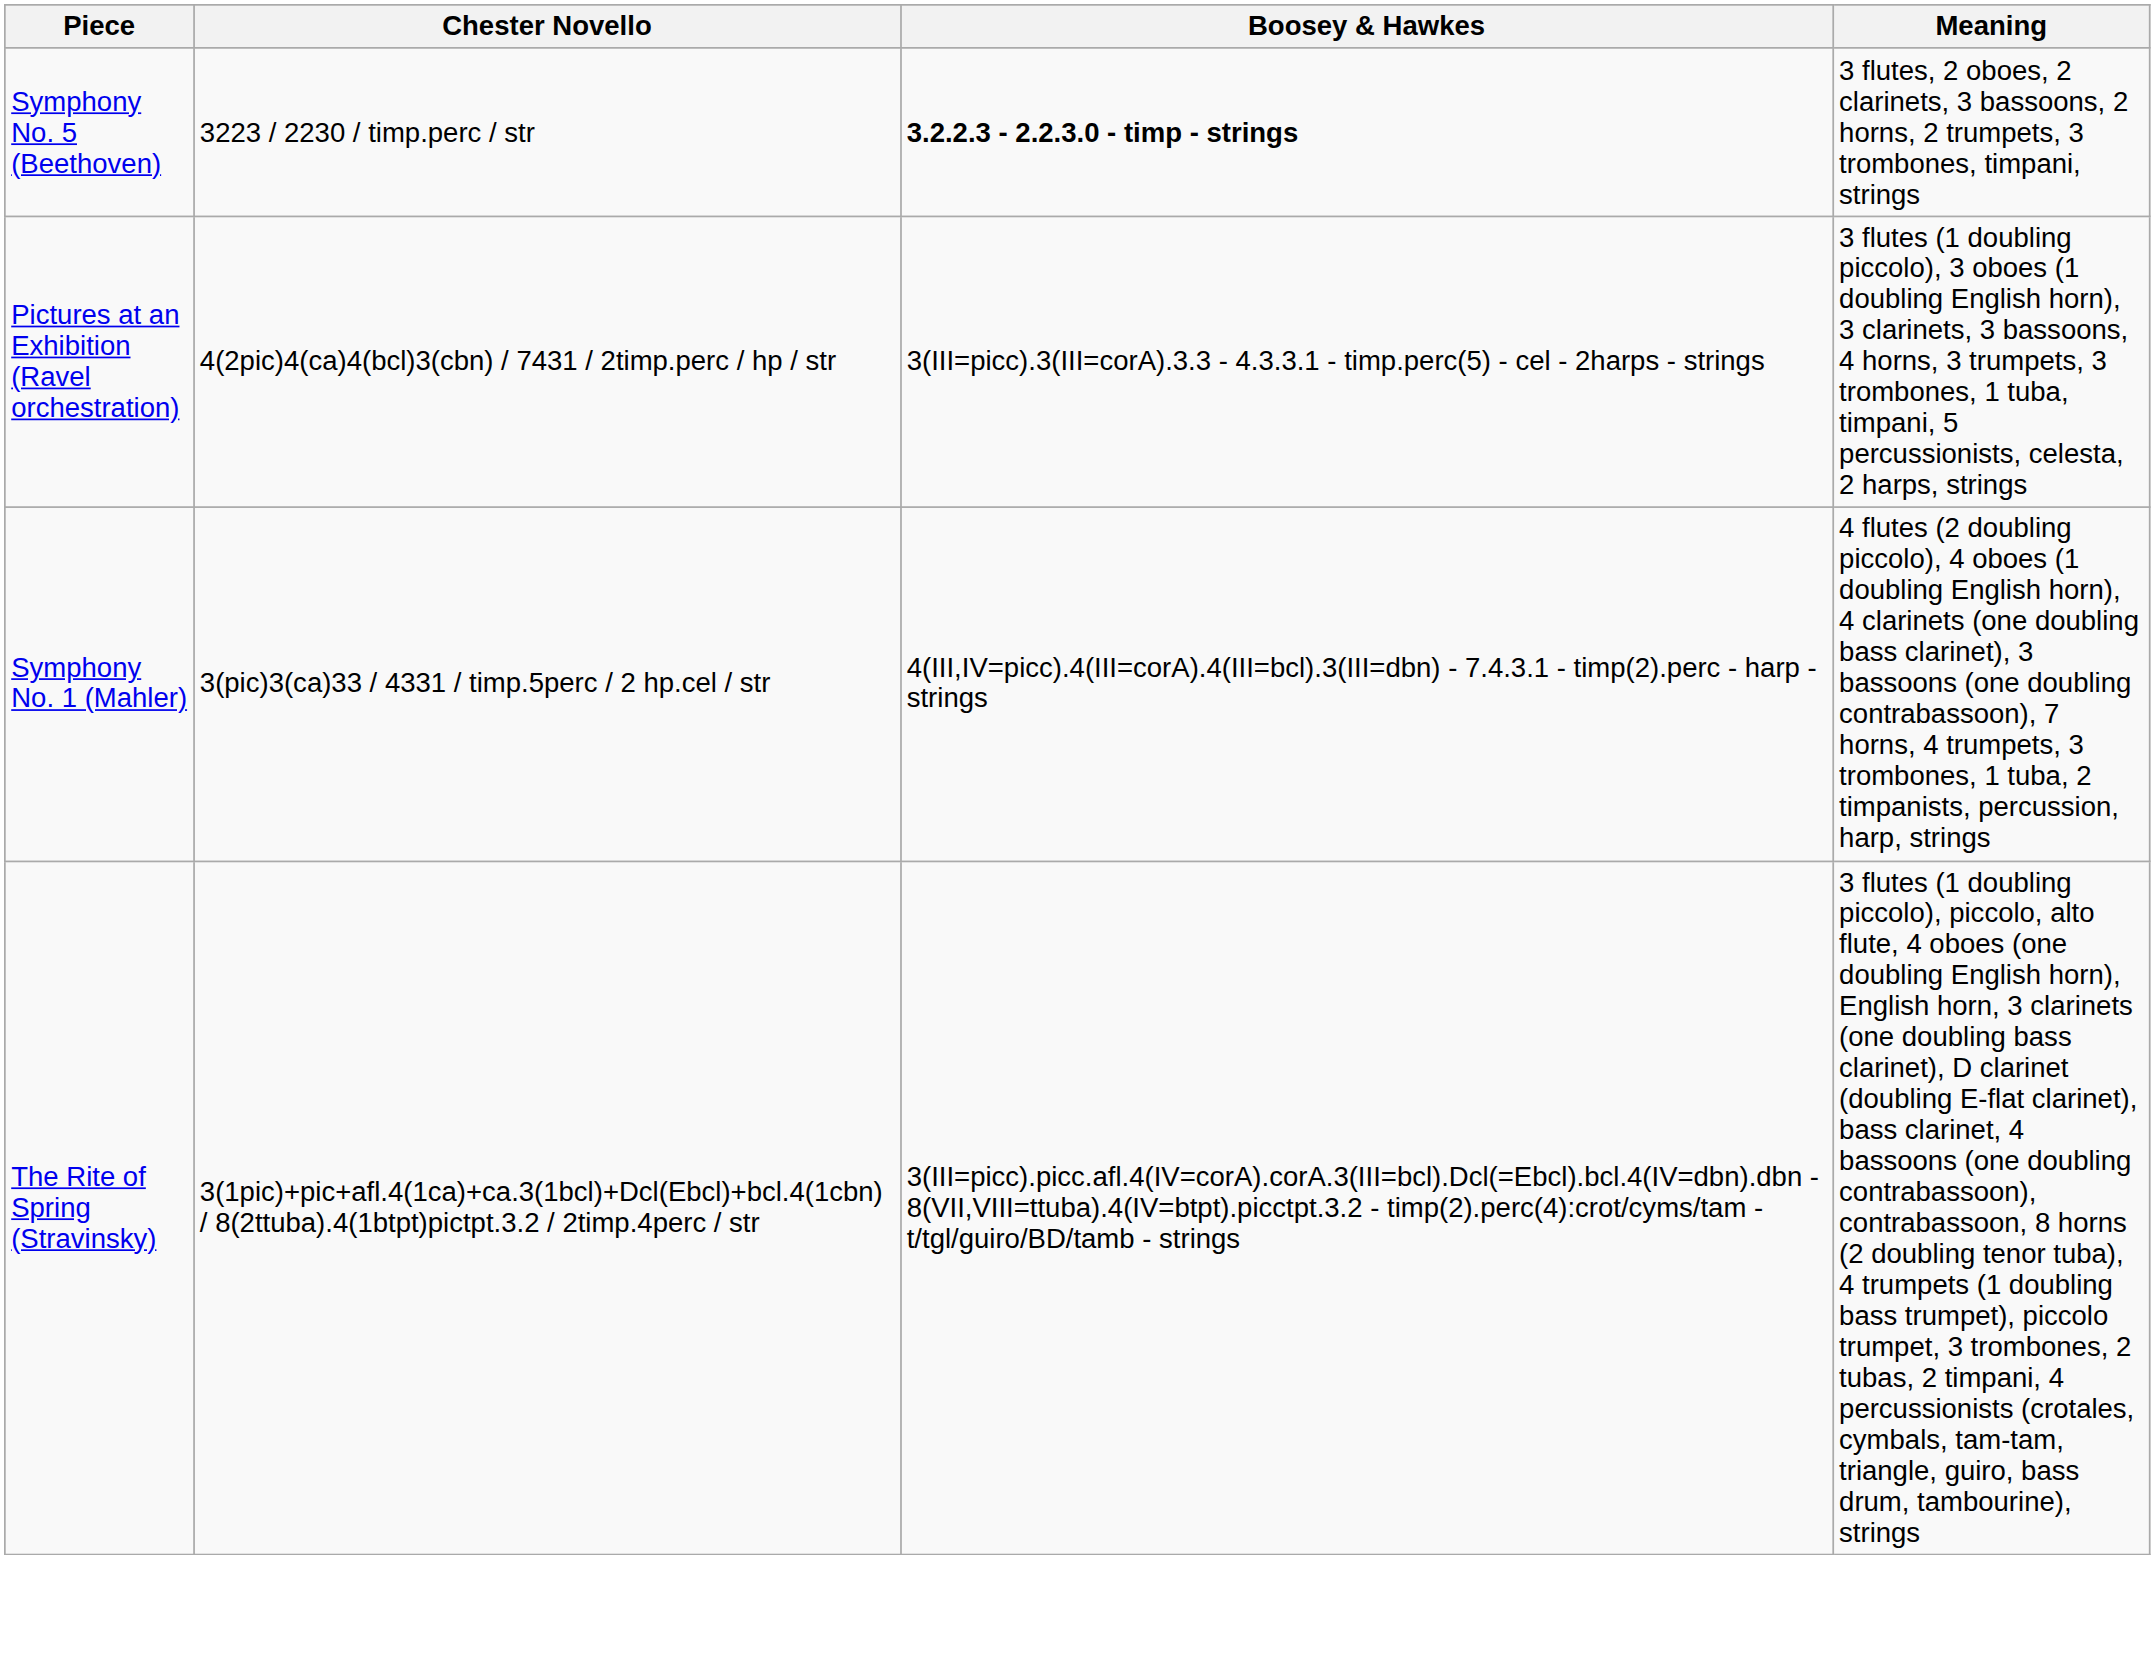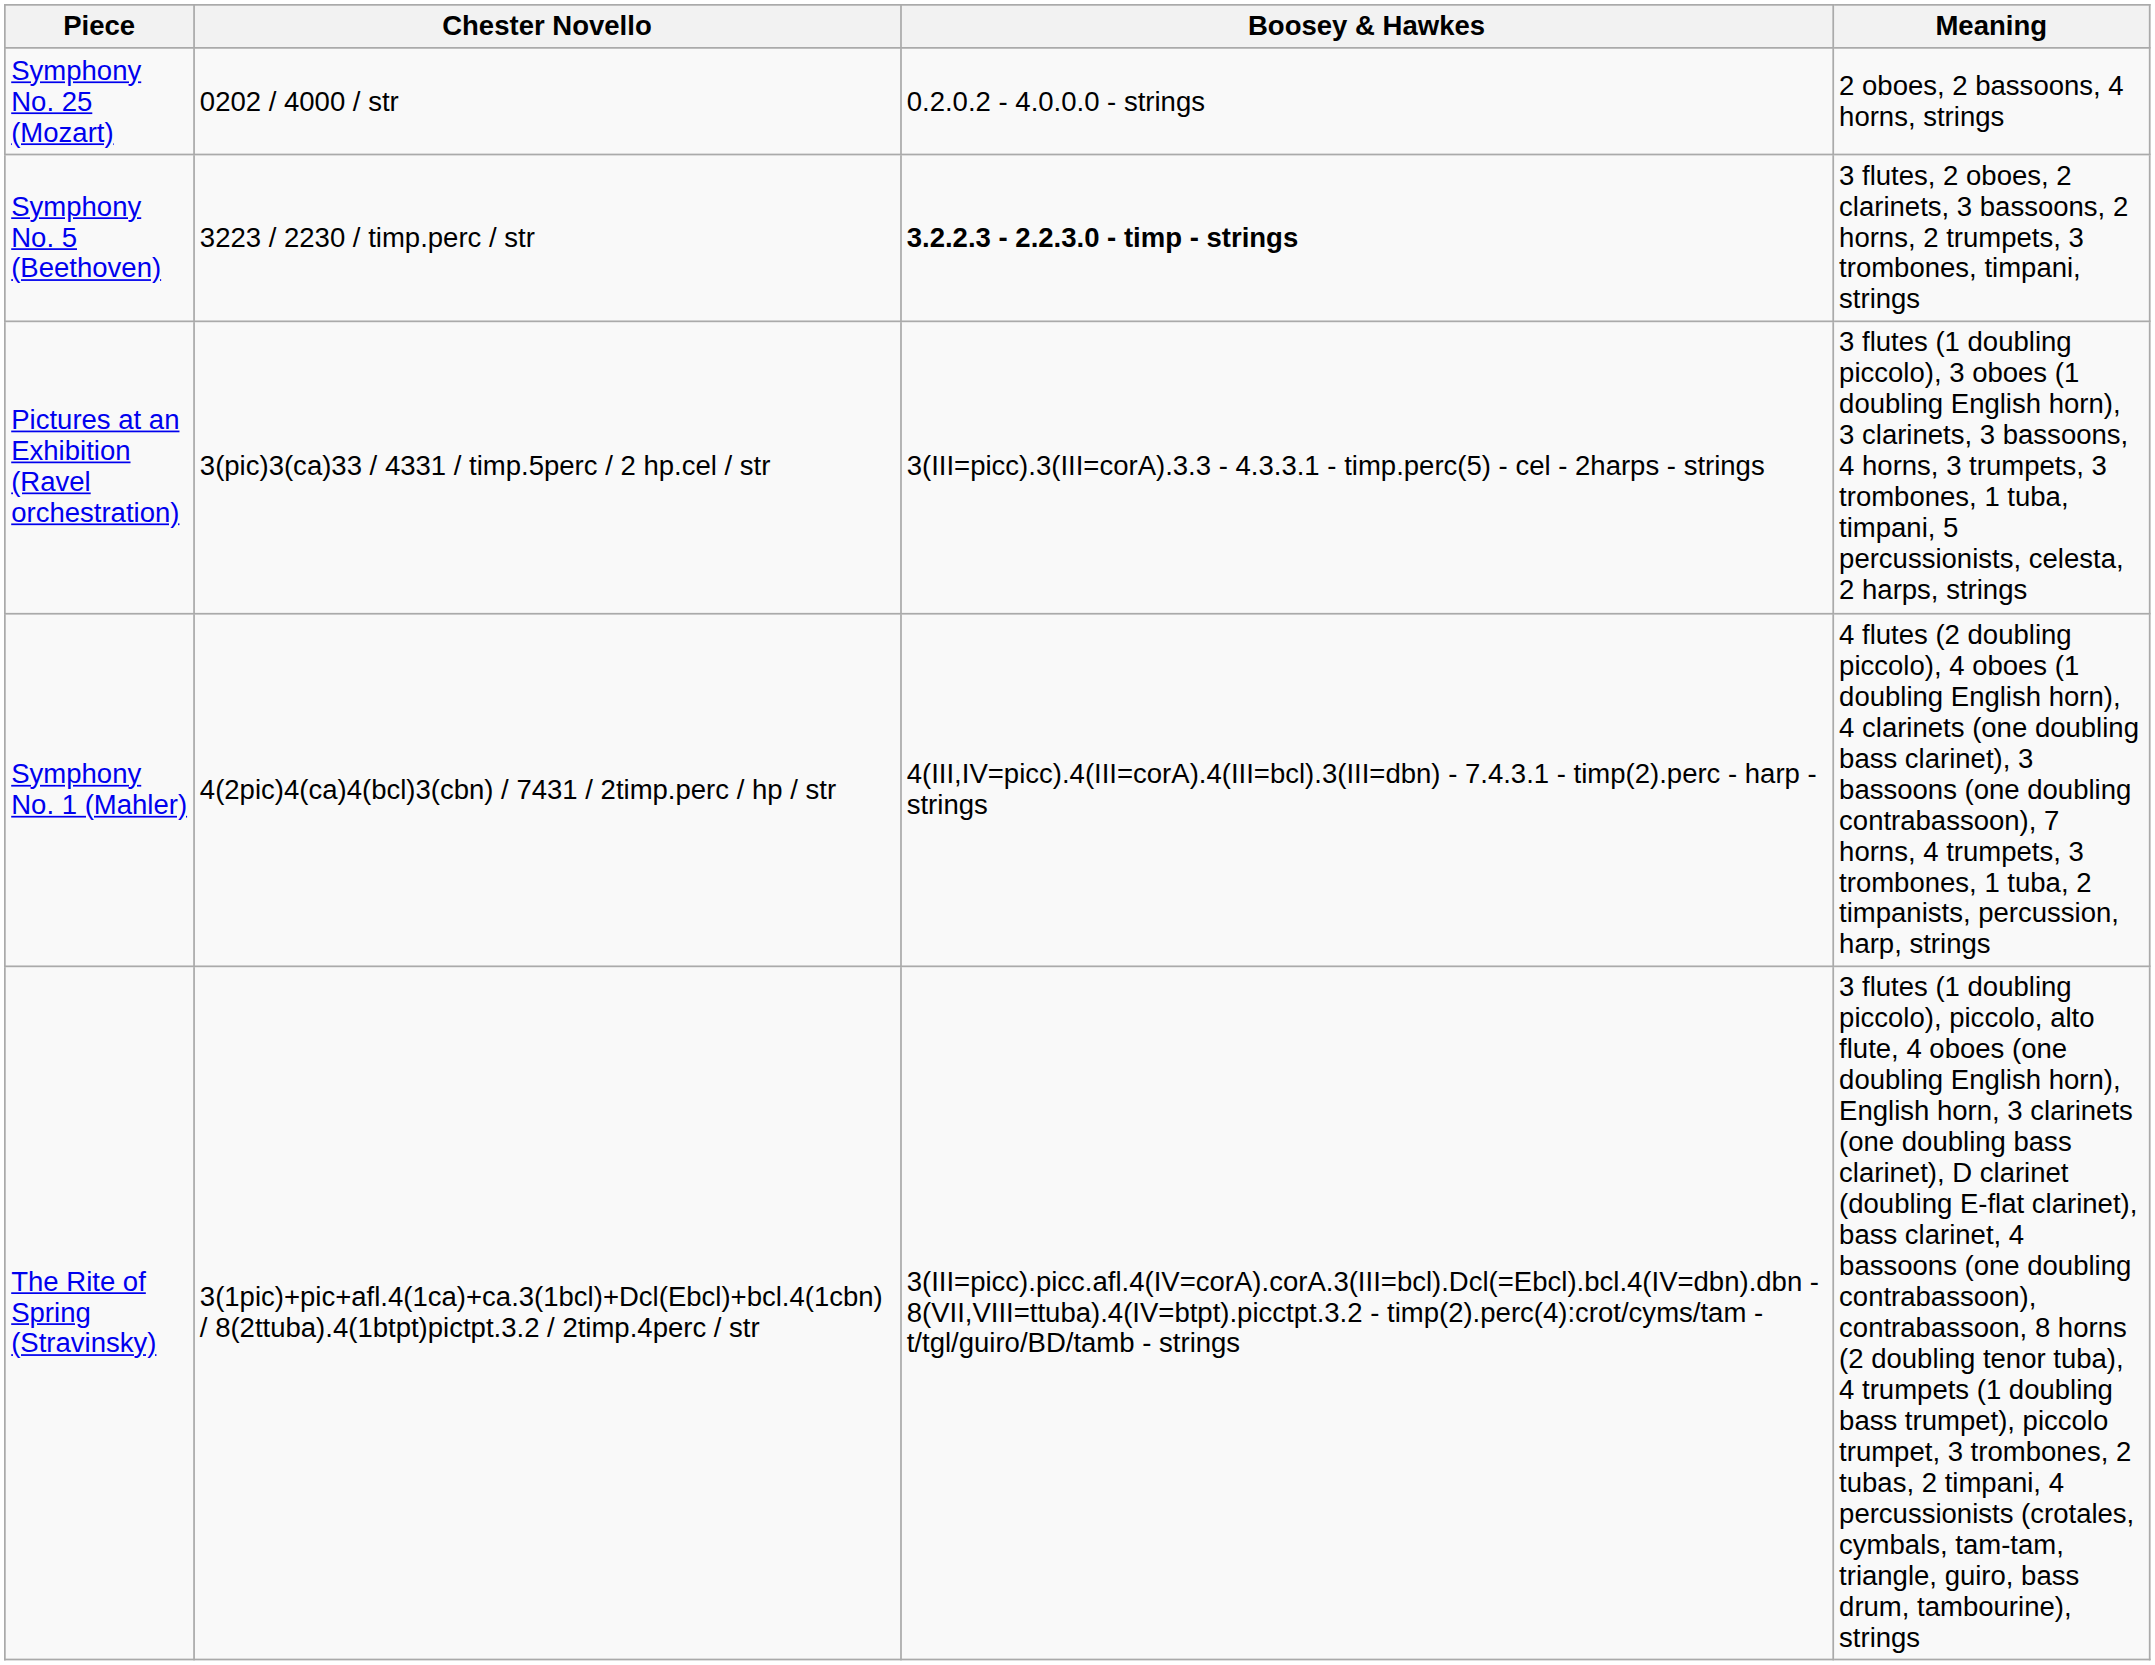+ row: (76, 100)
(518, 361) 4(2pic)4(ca)4(bcl)3(cbn) / 7431 / 2timp.perc / hp / str -> (485, 466) 3(pic)3(ca)33 / 4331 / timp.5perc / 2 hp.cel / str
(485, 683) 3(pic)3(ca)33 / 4331 / timp.5perc / 2 hp.cel / str -> (518, 789) 4(2pic)4(ca)4(bcl)3(cbn) / 7431 / 2timp.perc / hp / str
